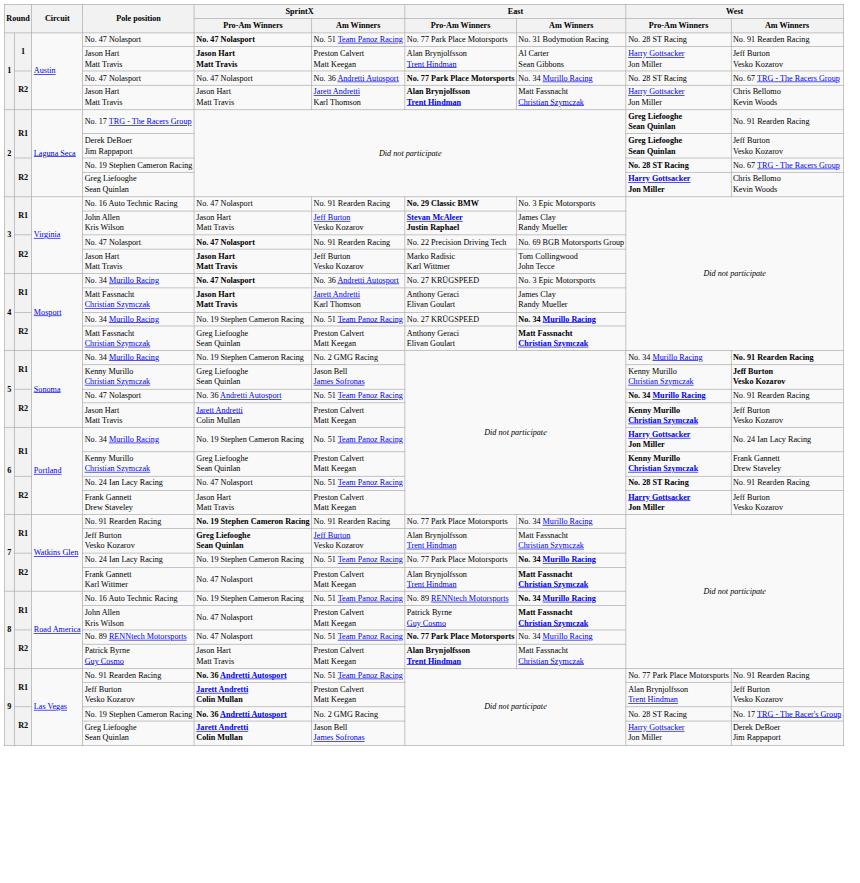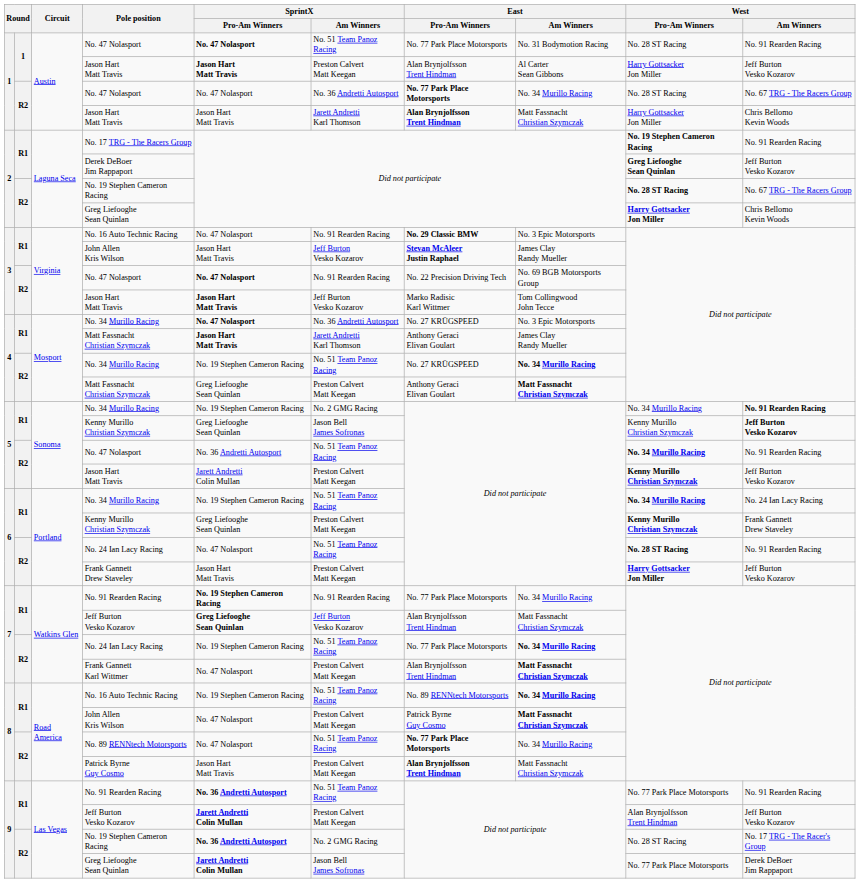(655, 121) Greg Liefooghe Sean Quinlan -> (671, 142) No. 19 Stephen Cameron Racing
(659, 439) Harry Gottsacker Jon Miller -> (666, 500) No. 34 Murillo Racing
(656, 733) Harry Gottsacker Jon Miller -> (678, 865) No. 77 Park Place Motorsports
